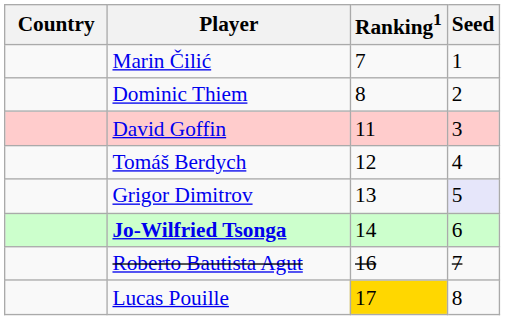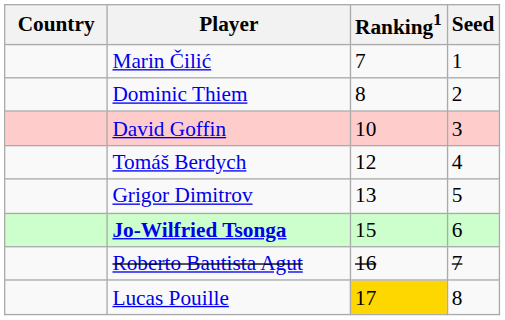(365, 128) 11 -> (366, 128) 10
(457, 195) lavender background -> (457, 195) no background
(366, 229) 14 -> (366, 229) 15
